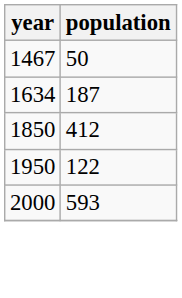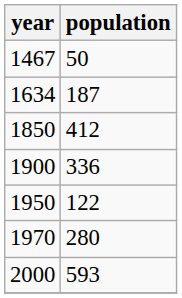+ row: (33, 166)
+ row: (33, 238)
